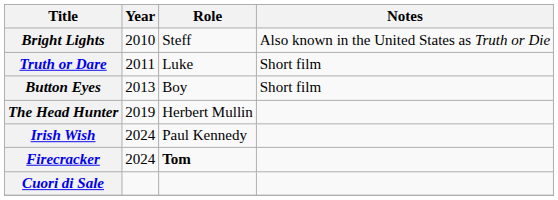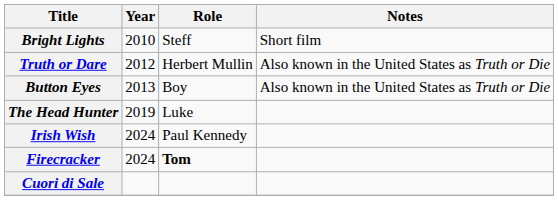(405, 40) Also known in the United States as Truth or Die -> (290, 40) Short film
(140, 64) 2011 -> (140, 64) 2012
(178, 64) Luke -> (208, 64) Herbert Mullin
(290, 64) Short film -> (405, 64) Also known in the United States as Truth or Die
(290, 87) Short film -> (405, 87) Also known in the United States as Truth or Die
(208, 111) Herbert Mullin -> (178, 111) Luke
